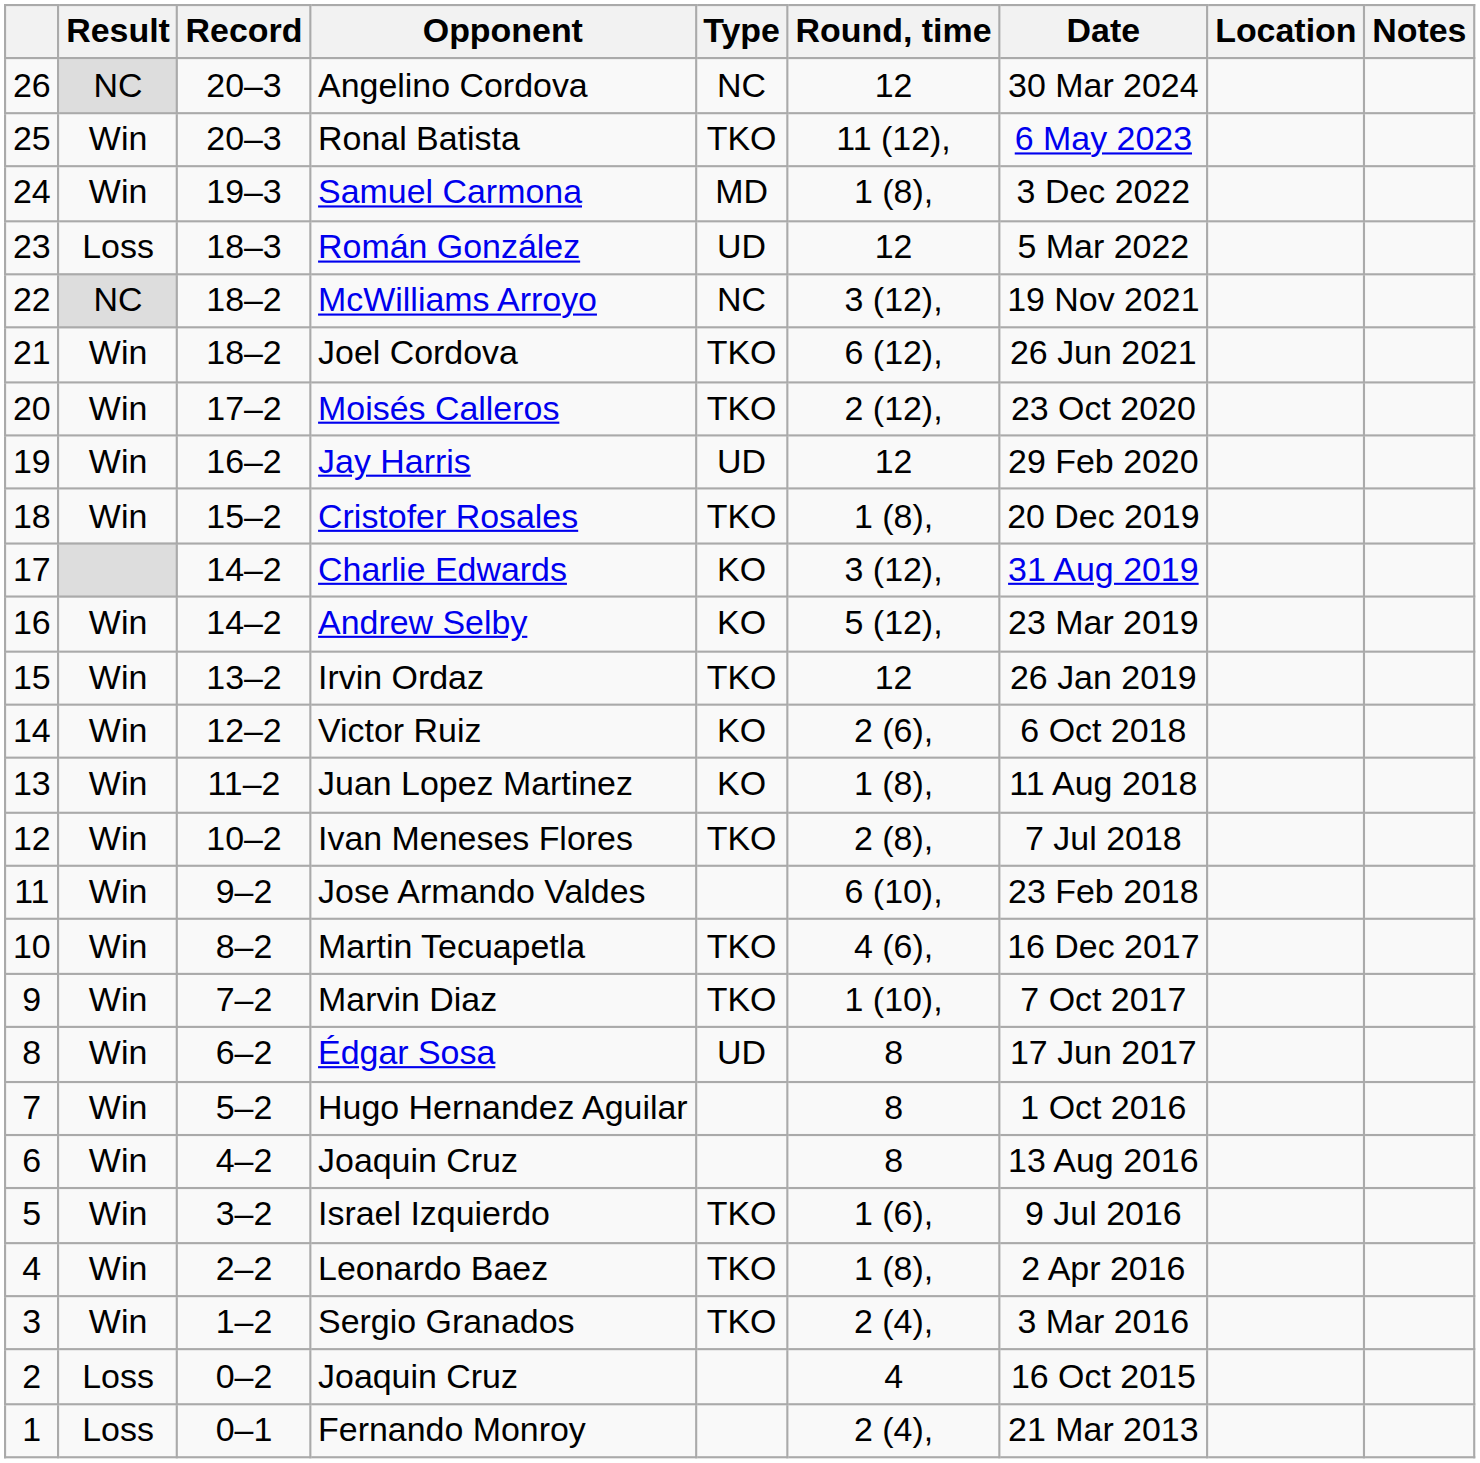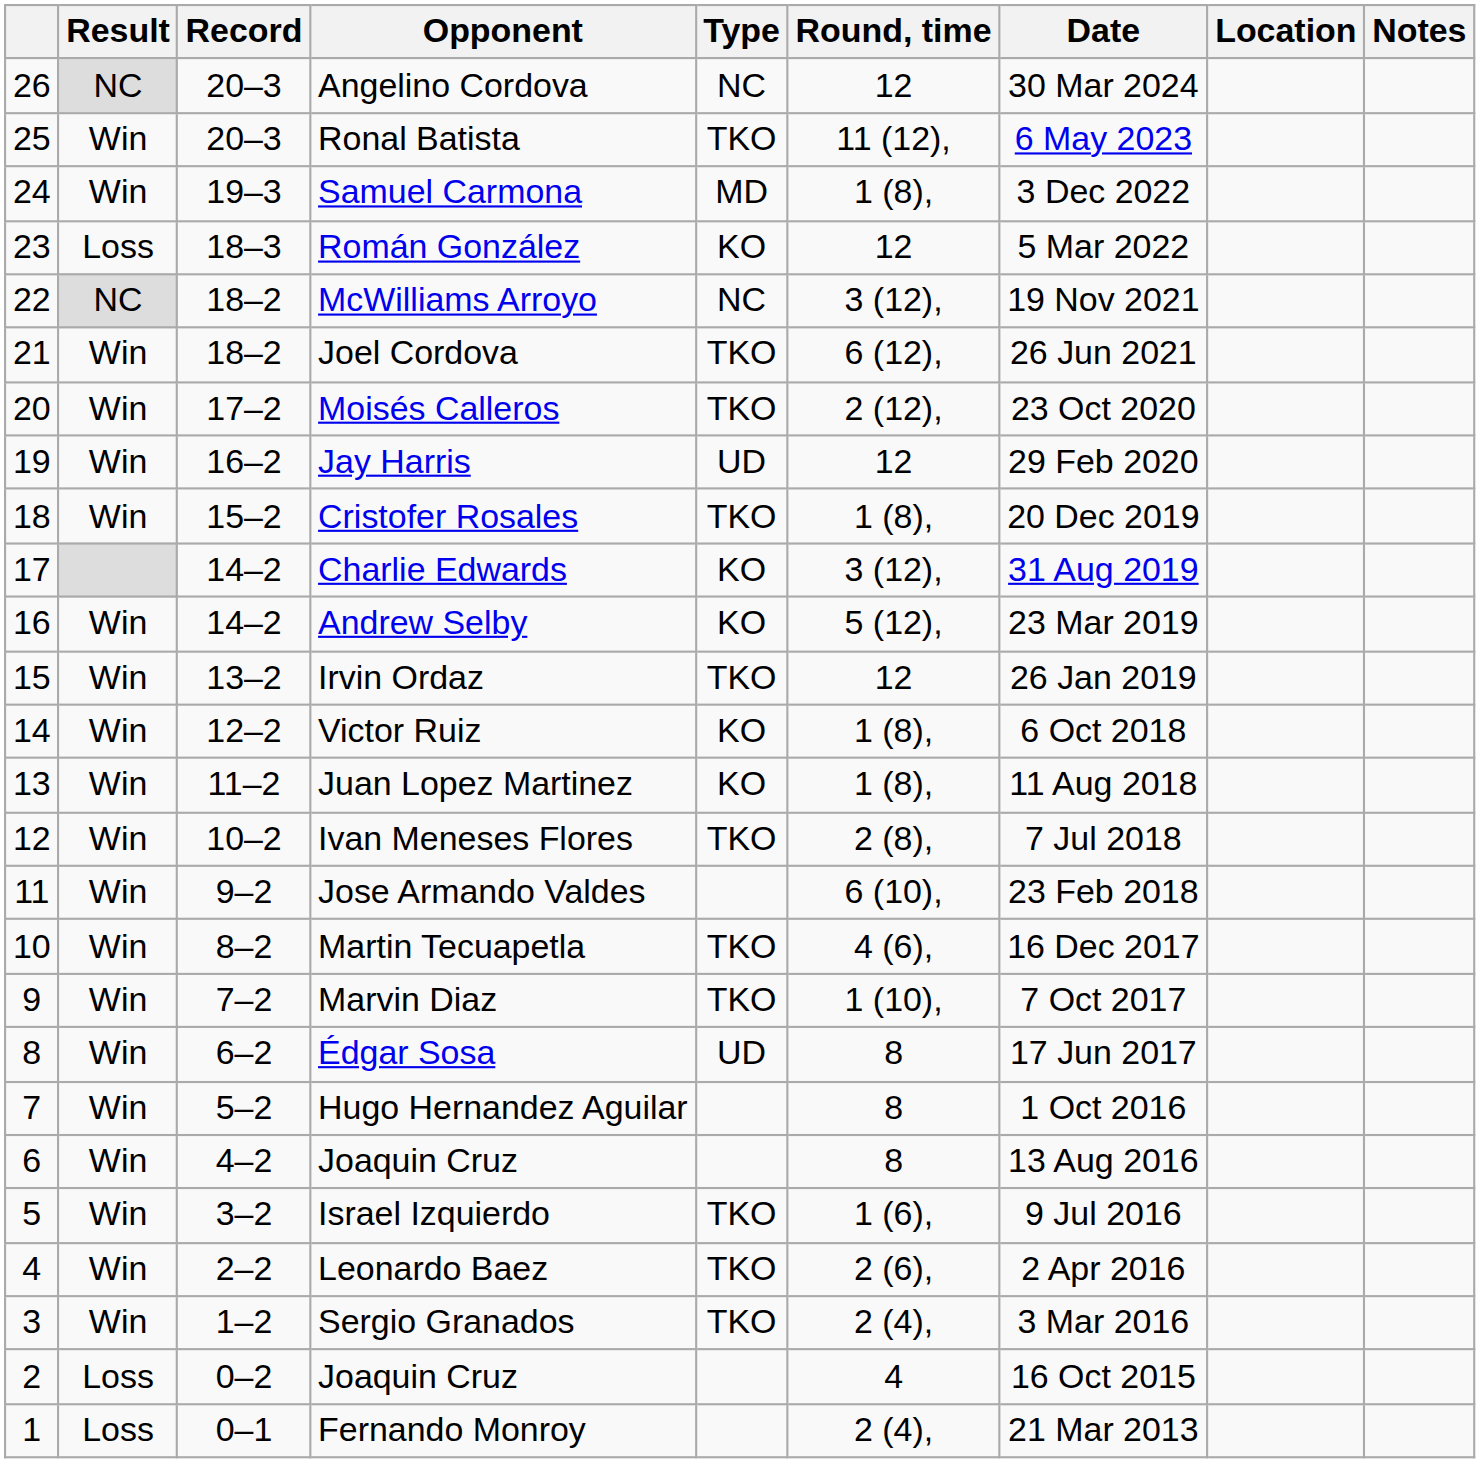(742, 246) UD -> (742, 246) KO
(894, 730) 2 (6), -> (894, 730) 1 (8),
(894, 1268) 1 (8), -> (894, 1268) 2 (6),
